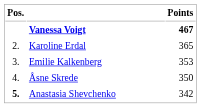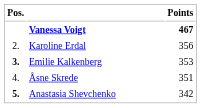(186, 46) 365 -> (186, 46) 356
(16, 62) normal -> (16, 62) bold
(186, 78) 350 -> (186, 78) 351
